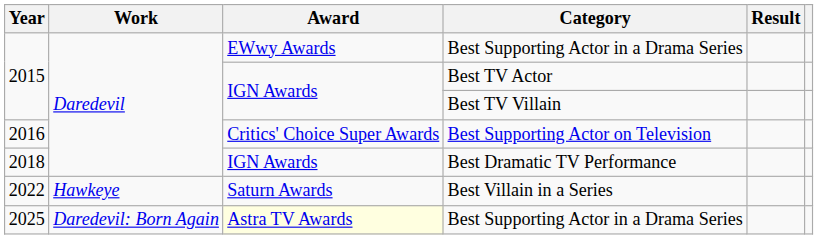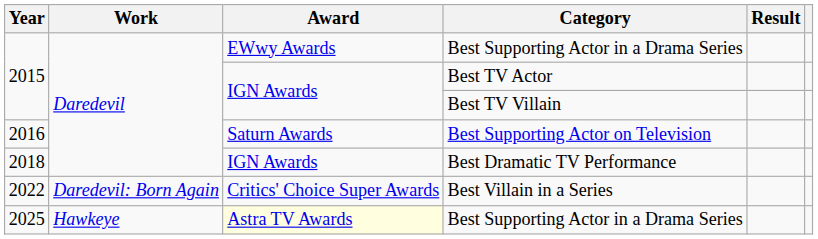(333, 133) Critics' Choice Super Awards -> (280, 133) Saturn Awards
(86, 190) Hawkeye -> (136, 190) Daredevil: Born Again
(280, 190) Saturn Awards -> (333, 190) Critics' Choice Super Awards
(136, 219) Daredevil: Born Again -> (86, 219) Hawkeye
